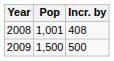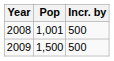(77, 30) 408 -> (77, 30) 500
